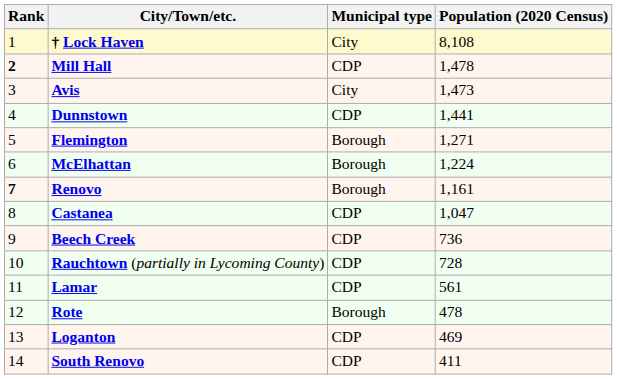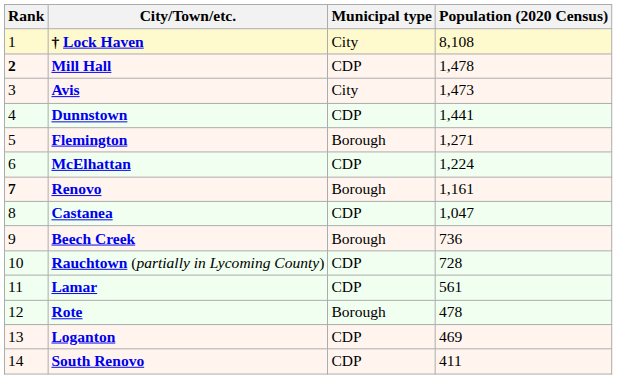(359, 164) Borough -> (347, 164) CDP
(347, 238) CDP -> (359, 238) Borough
